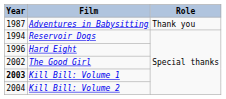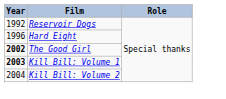- row: (89, 24)
(16, 37) 1994 -> (16, 24) 1992
(16, 62) normal -> (16, 50) bold
